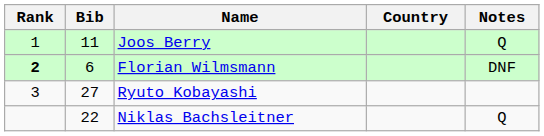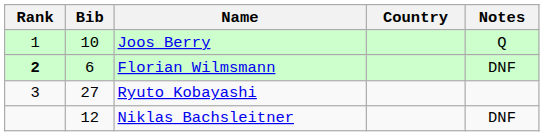(90, 42) 11 -> (90, 42) 10
(90, 118) 22 -> (90, 118) 12
(502, 118) Q -> (502, 118) DNF
